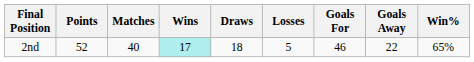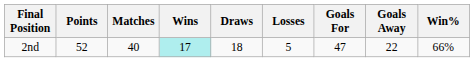(340, 47) 46 -> (340, 47) 47
(443, 47) 65% -> (443, 47) 66%
